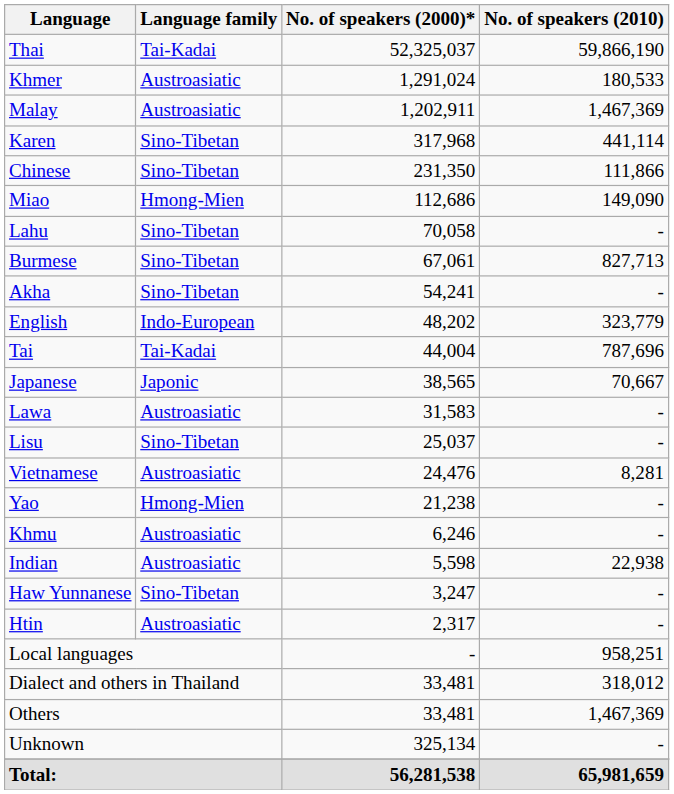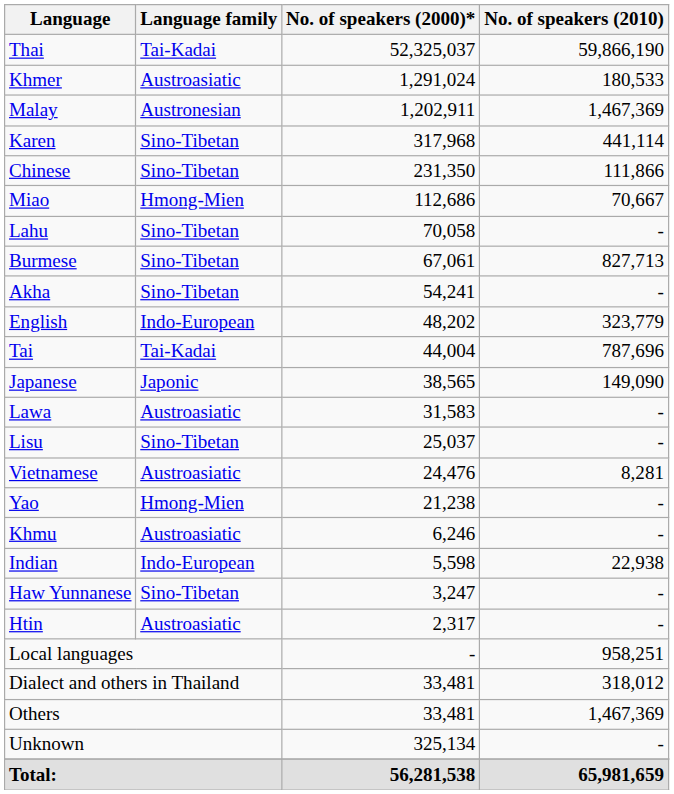(190, 110) Austroasiatic -> (190, 110) Austronesian
(633, 200) 149,090 -> (638, 200) 70,667
(638, 381) 70,667 -> (633, 381) 149,090
(190, 563) Austroasiatic -> (197, 563) Indo-European
